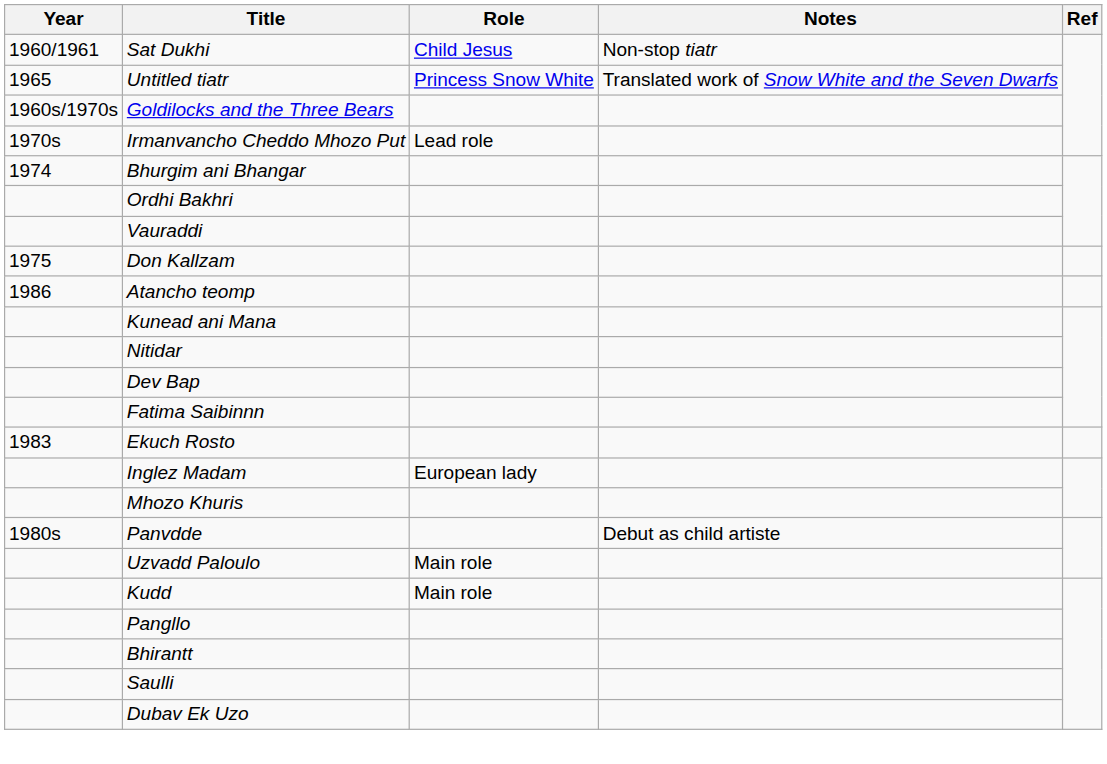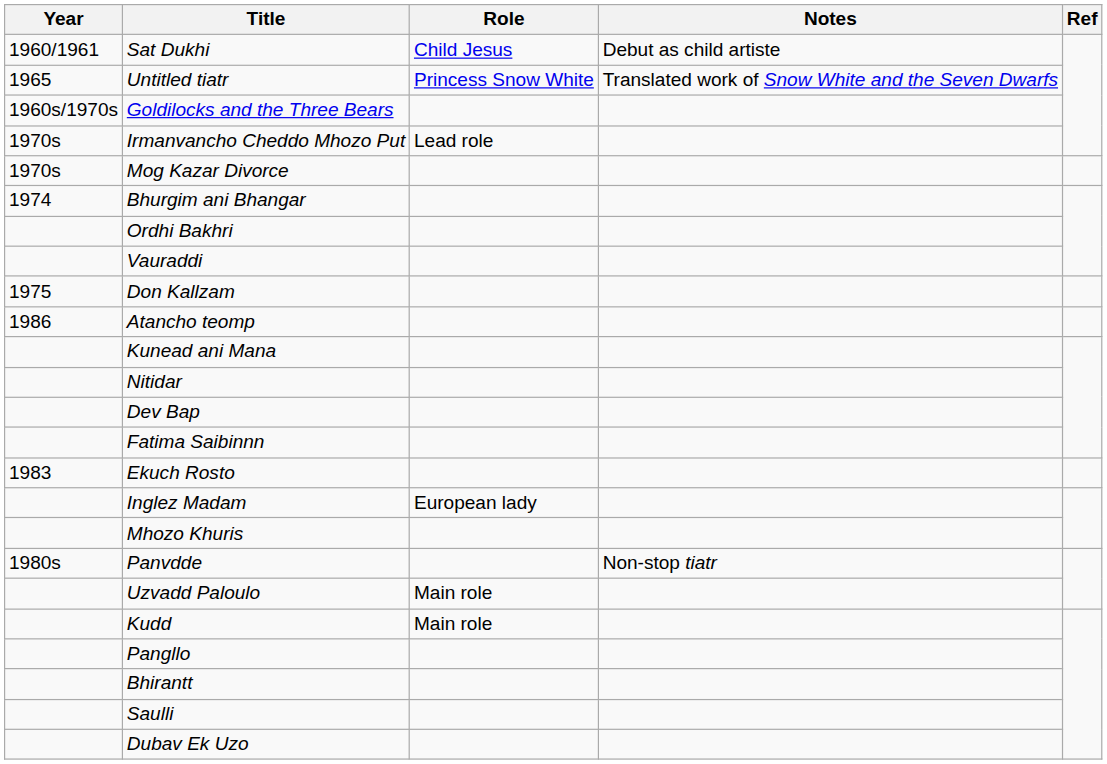(660, 49) Non-stop tiatr -> (692, 49) Debut as child artiste
+ row: (208, 170)
(692, 532) Debut as child artiste -> (660, 563) Non-stop tiatr
